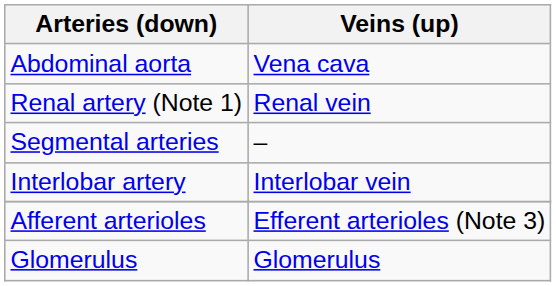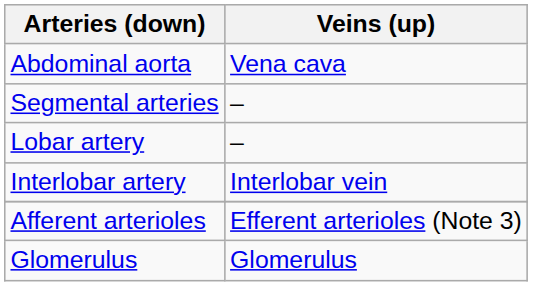- row: (126, 102)
+ row: (77, 142)
